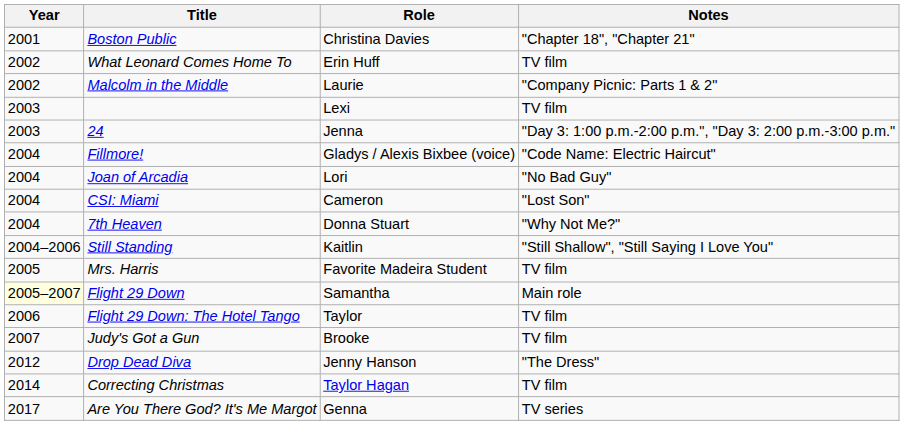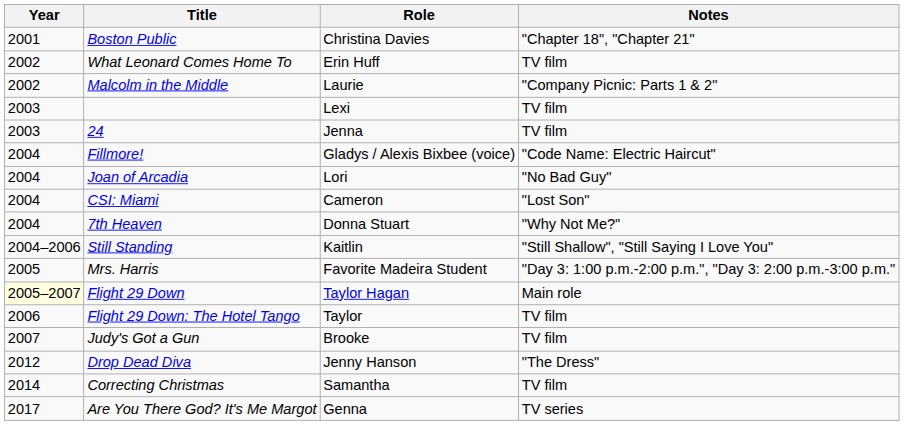(708, 131) "Day 3: 1:00 p.m.-2:00 p.m.", "Day 3: 2:00 p.m.-3:00 p.m." -> (544, 131) TV film
(544, 270) TV film -> (708, 270) "Day 3: 1:00 p.m.-2:00 p.m.", "Day 3: 2:00 p.m.-3:00 p.m."
(356, 293) Samantha -> (366, 293) Taylor Hagan
(366, 385) Taylor Hagan -> (356, 385) Samantha
